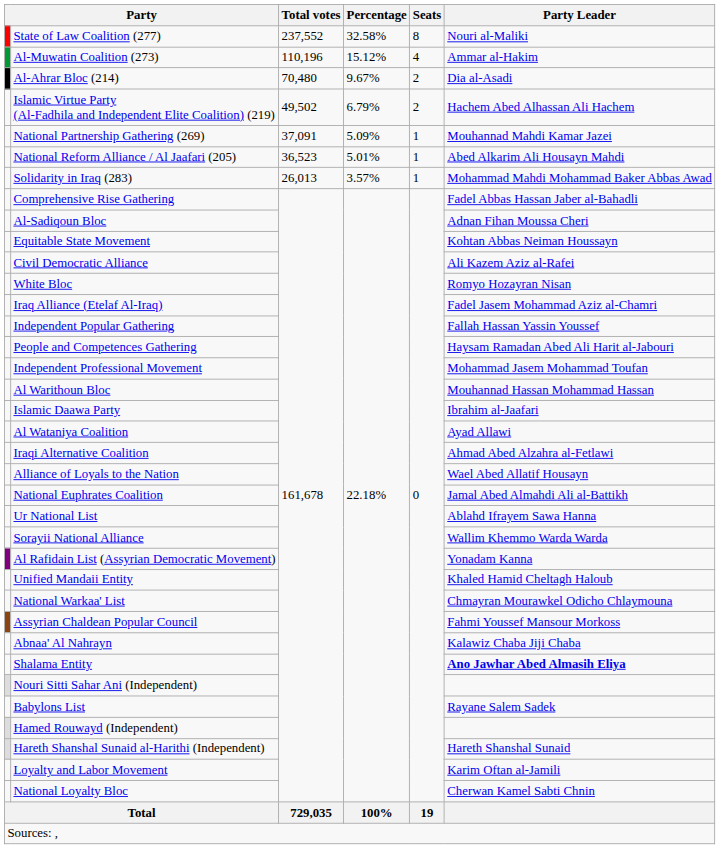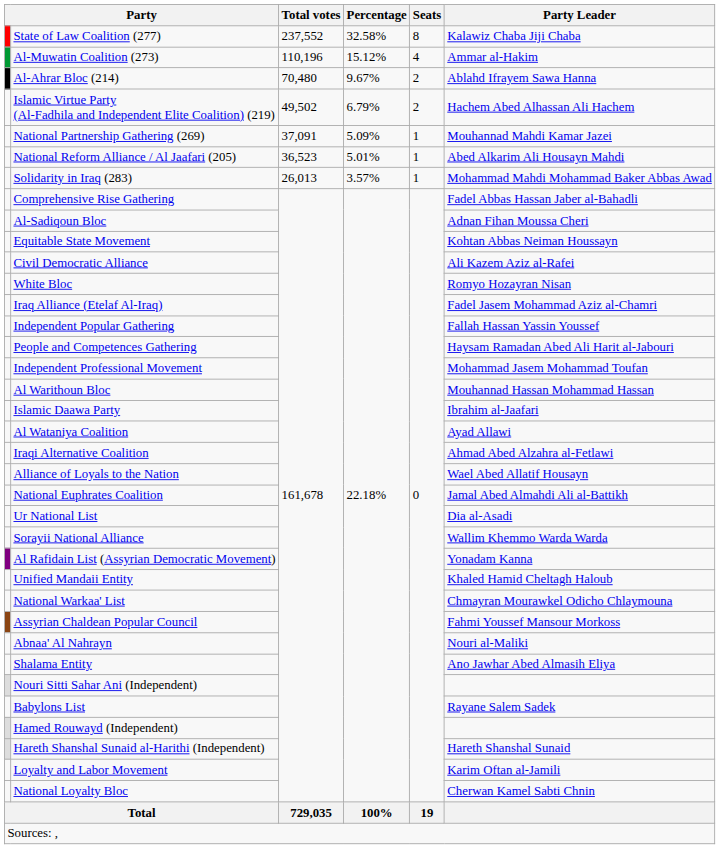(488, 36) Nouri al-Maliki -> (514, 36) Kalawiz Chaba Jiji Chaba
(480, 78) Dia al-Asadi -> (522, 78) Ablahd Ifrayem Sawa Hanna
(522, 516) Ablahd Ifrayem Sawa Hanna -> (480, 516) Dia al-Asadi
(514, 643) Kalawiz Chaba Jiji Chaba -> (488, 643) Nouri al-Maliki
(536, 664) bold -> (531, 664) normal
